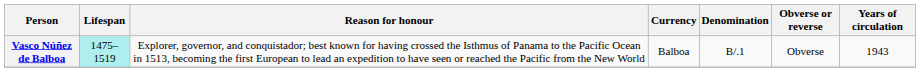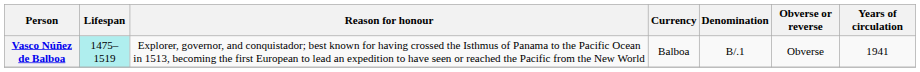(877, 51) 1943 -> (877, 51) 1941
